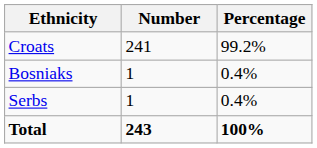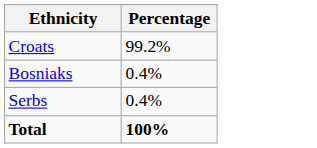- column: (169, 18)
